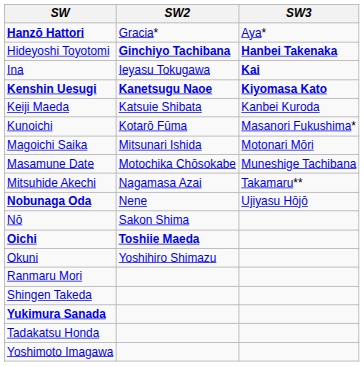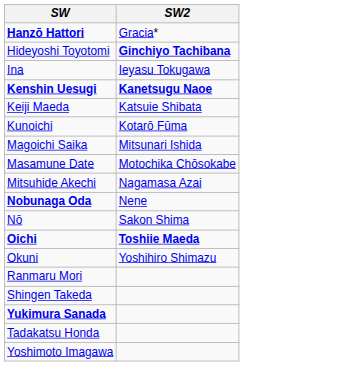- column: (299, 13)
